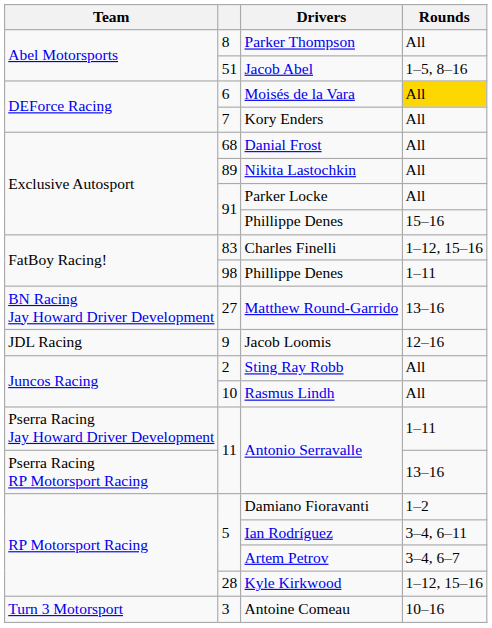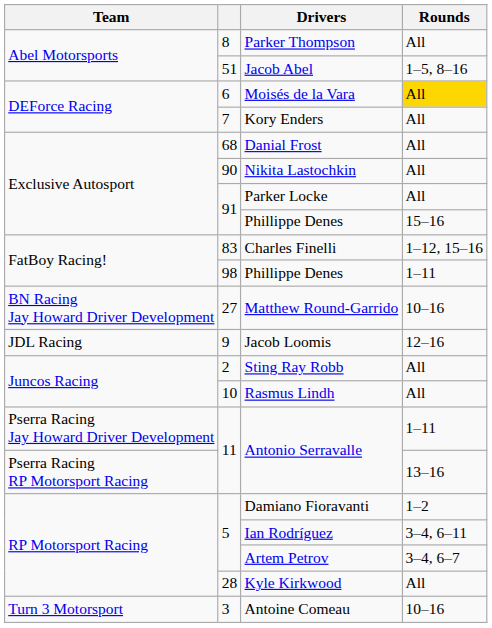(229, 170) 89 -> (229, 170) 90
(425, 307) 13–16 -> (425, 307) 10–16
(444, 583) 1–12, 15–16 -> (415, 583) All
